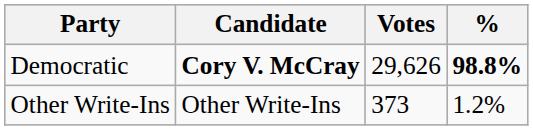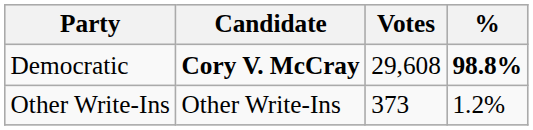(406, 64) 29,626 -> (406, 64) 29,608
